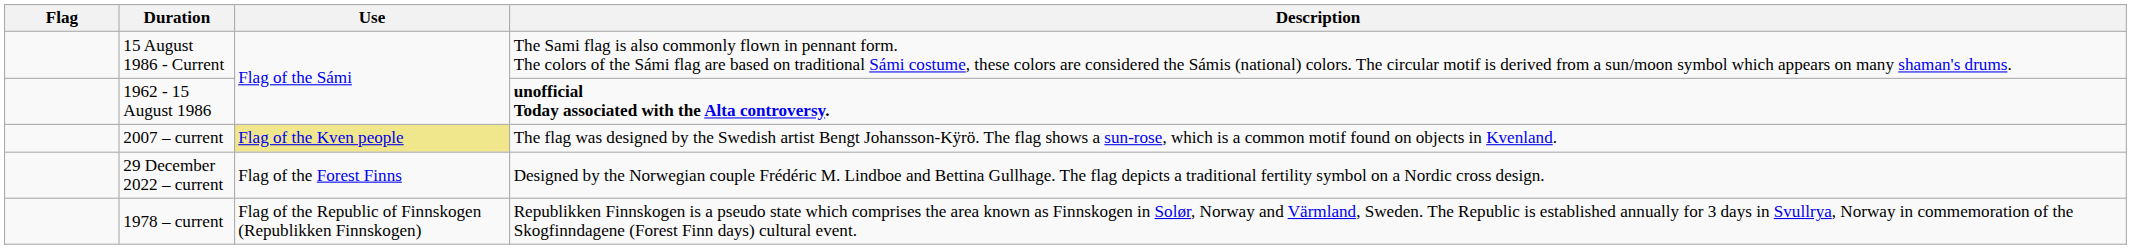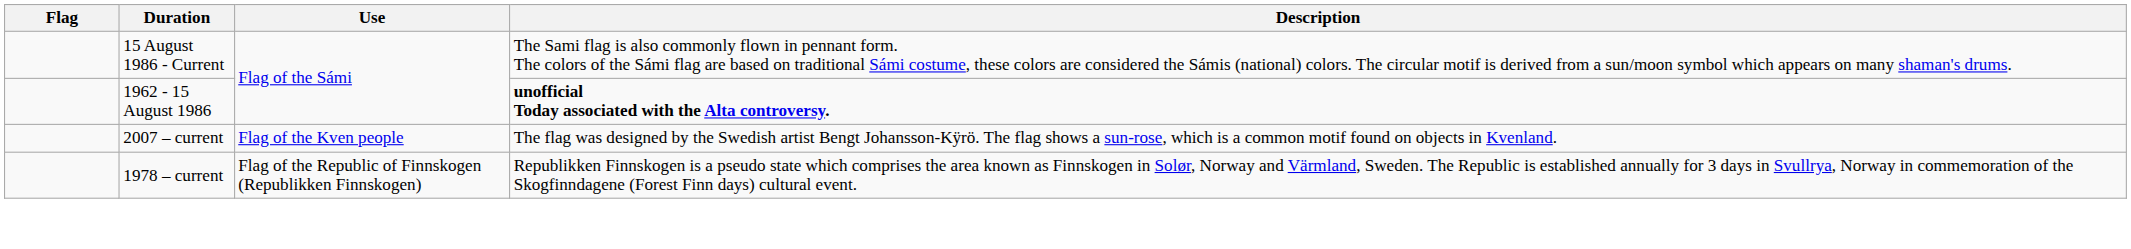(321, 138) khaki background -> (321, 138) no background
- row: (173, 174)
